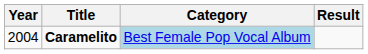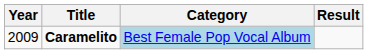(23, 37) 2004 -> (23, 37) 2009
